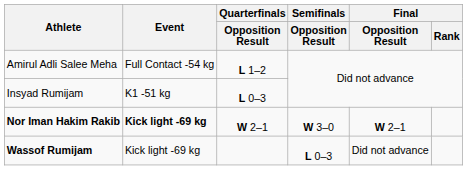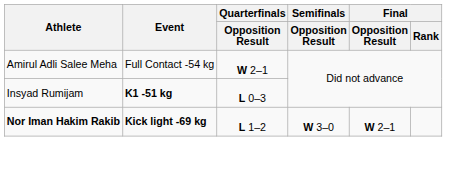(252, 71) L 1–2 -> (252, 71) W 2–1
(148, 93) normal -> (149, 93) bold
(252, 128) W 2–1 -> (252, 128) L 1–2
- row: (50, 151)
